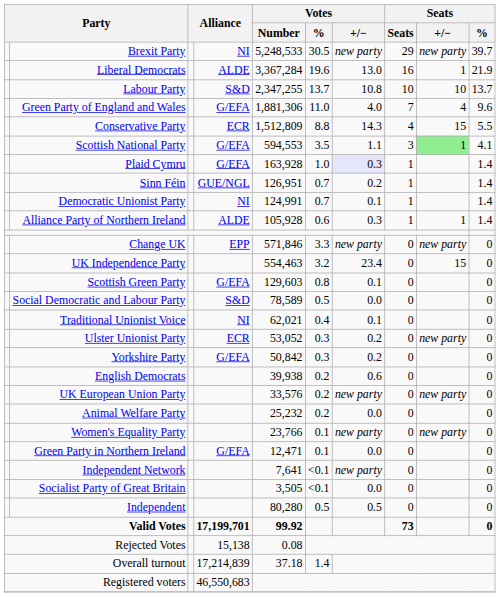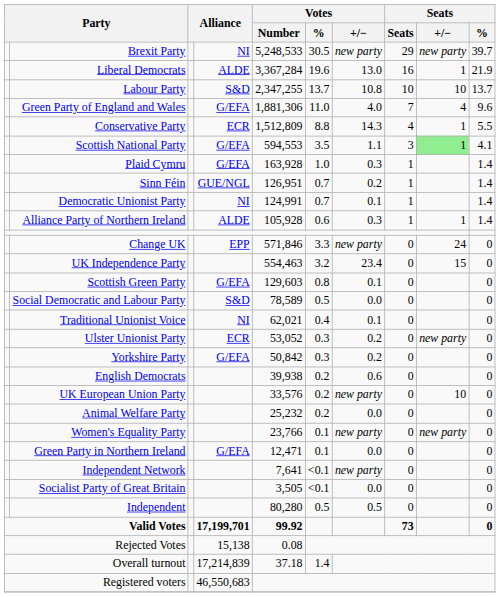(460, 126) 15 -> (463, 126) 1
(375, 164) lavender background -> (375, 164) no background
(443, 244) new party -> (460, 244) 24
(443, 394) new party -> (460, 394) 10
